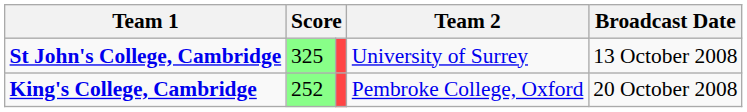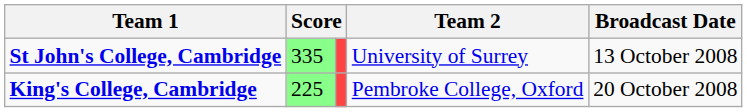(307, 55) 325 -> (307, 55) 335
(307, 89) 252 -> (307, 89) 225
